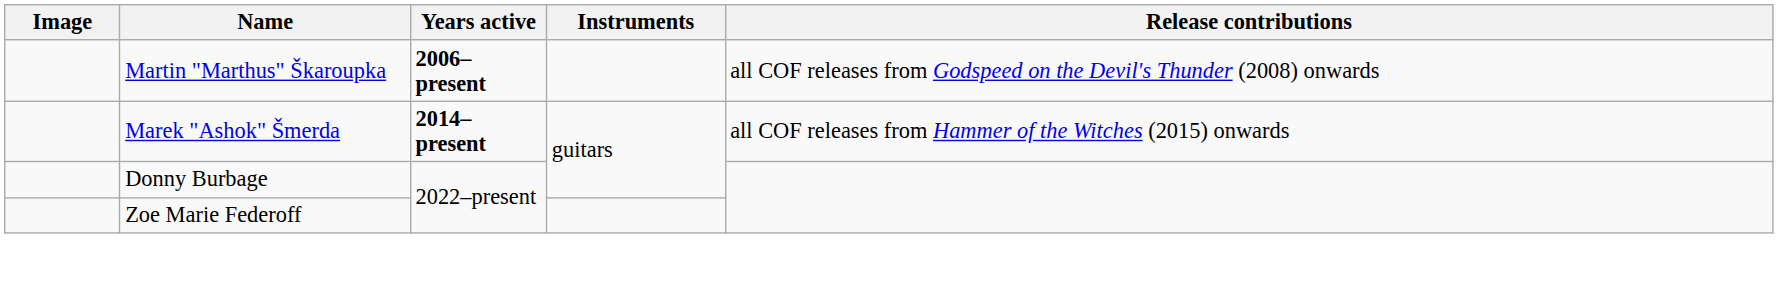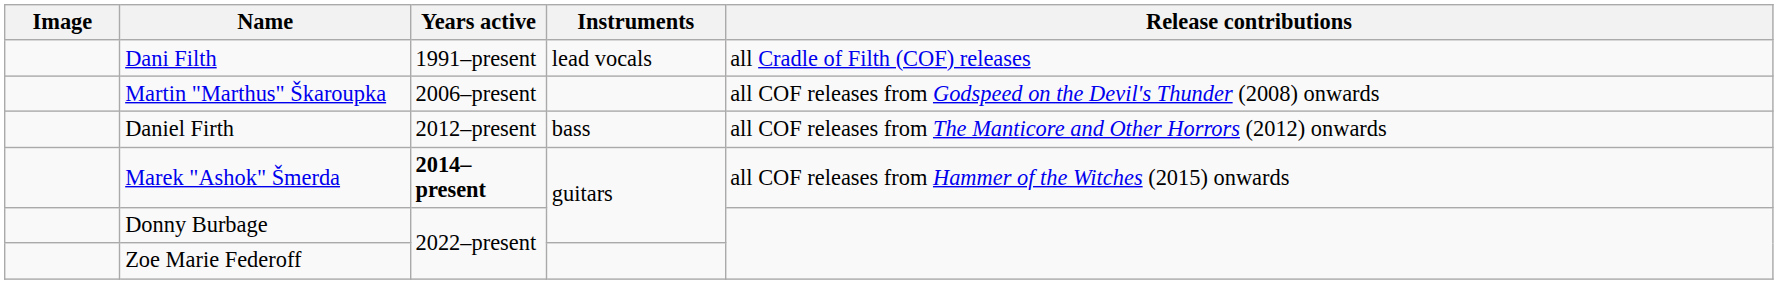+ row: (171, 57)
(451, 70) bold -> (476, 93) normal
+ row: (180, 128)
